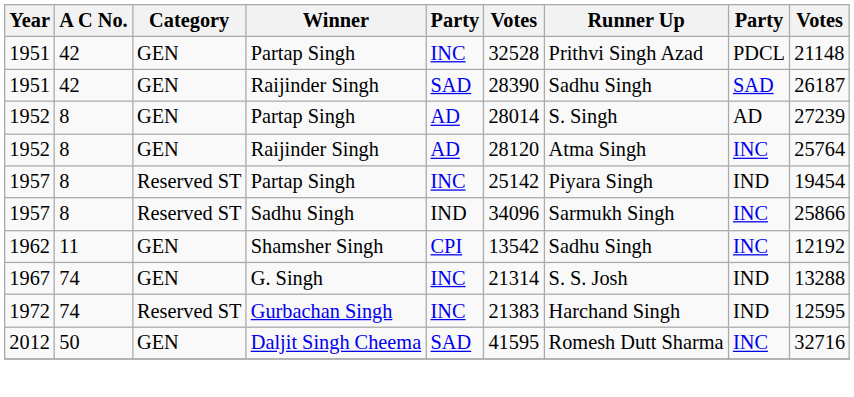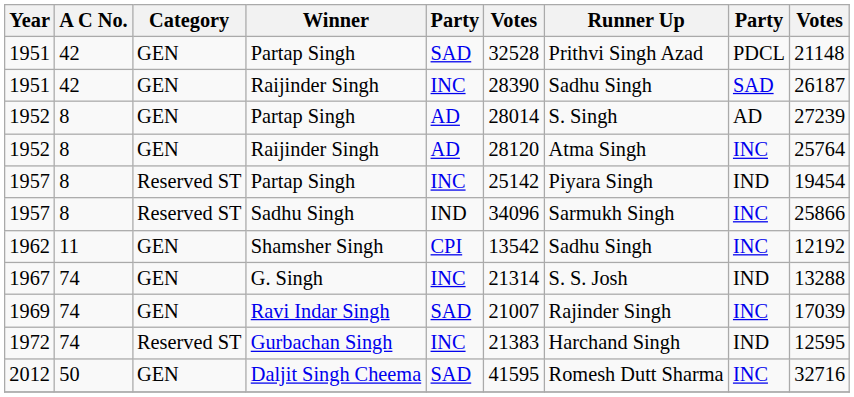(448, 52) INC -> (451, 52) SAD
(451, 85) SAD -> (448, 85) INC
+ row: (30, 310)
